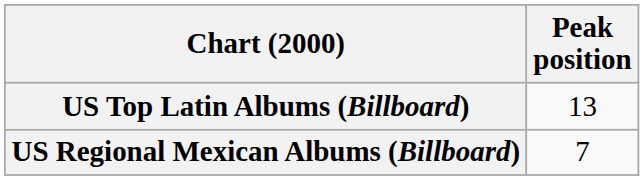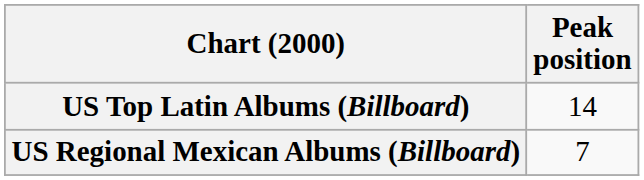(582, 105) 13 -> (582, 105) 14
